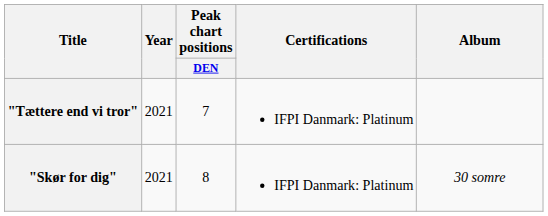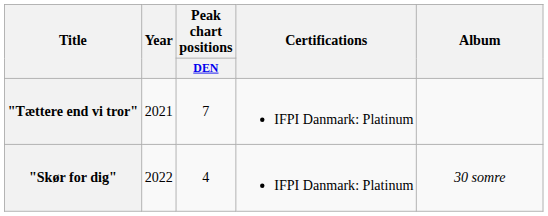(159, 177) 2021 -> (159, 177) 2022
(206, 177) 8 -> (206, 177) 4
